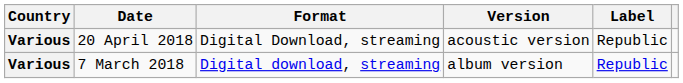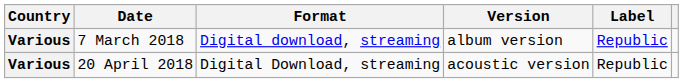rows swapped: (131, 65) <-> (135, 41)
